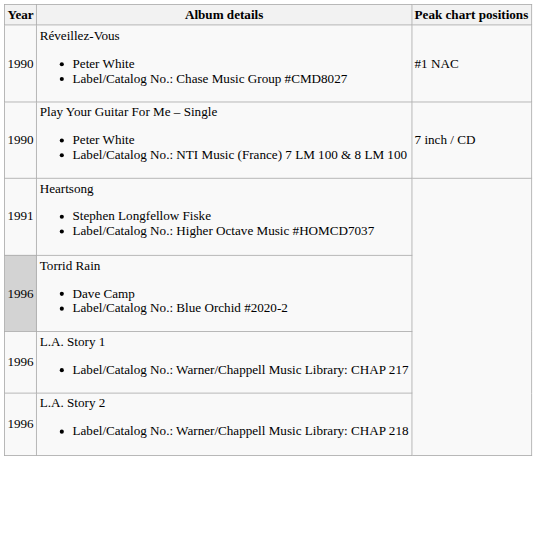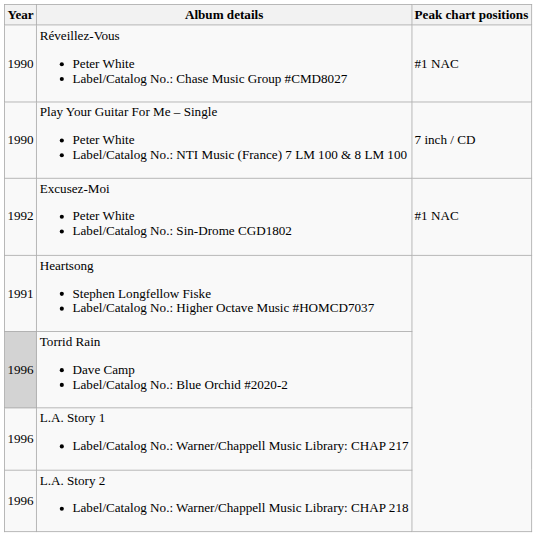+ row: (224, 210)
